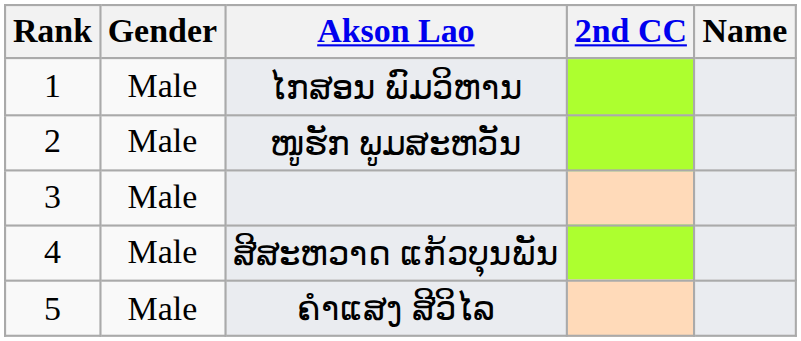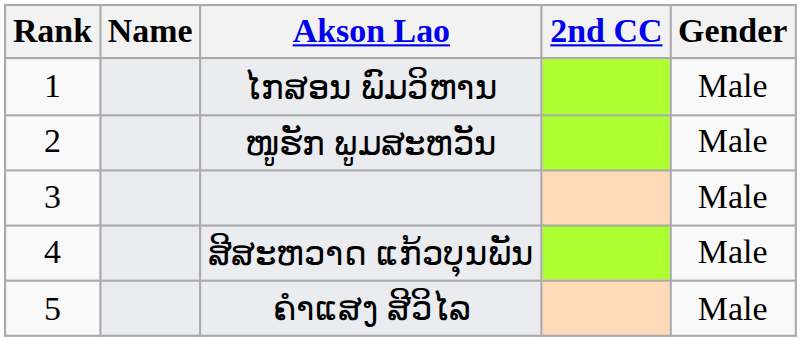columns swapped: (745, 31) <-> (162, 31)
